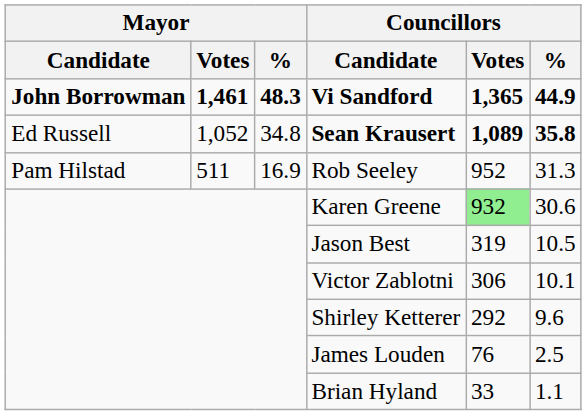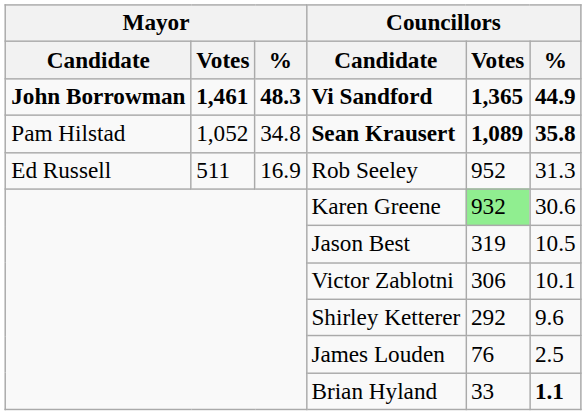(61, 133) Ed Russell -> (68, 133) Pam Hilstad
(68, 170) Pam Hilstad -> (61, 170) Ed Russell
(549, 391) normal -> (549, 391) bold
